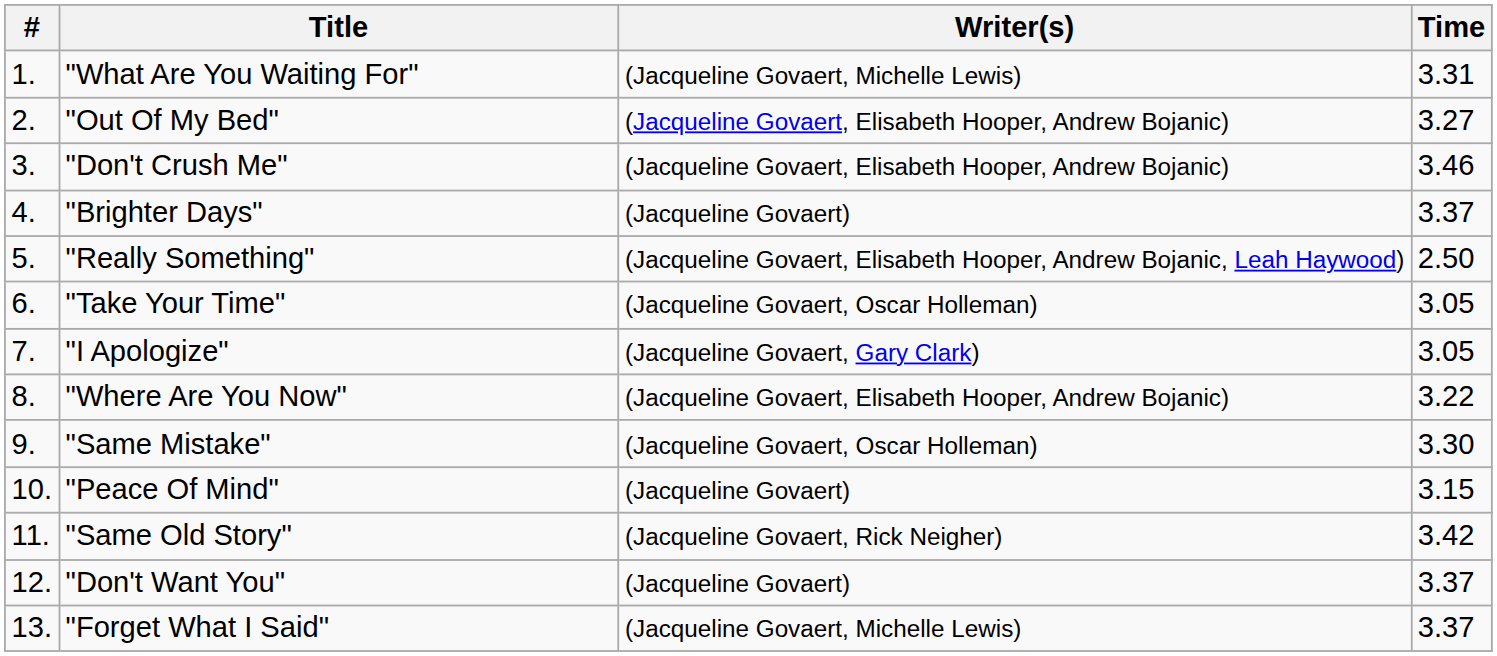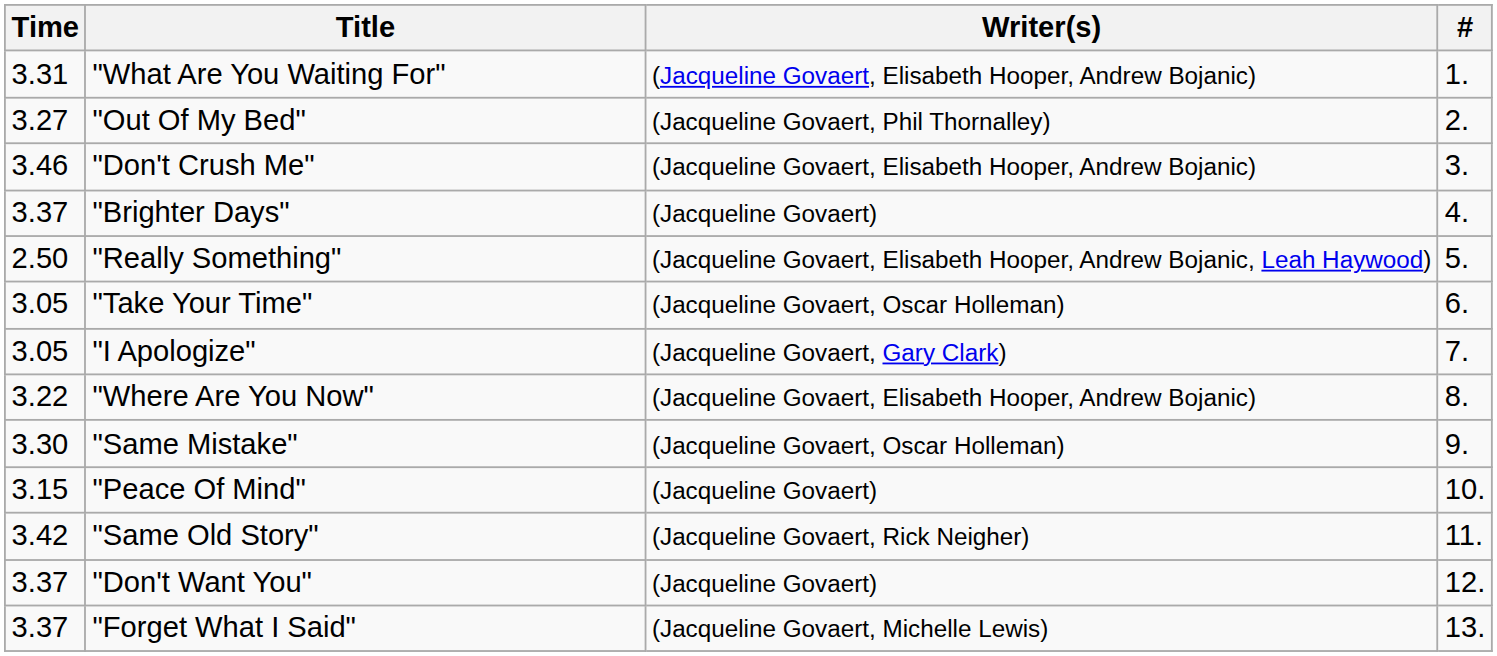columns swapped: (32, 27) <-> (1452, 27)
(823, 75) (Jacqueline Govaert, Michelle Lewis) -> (954, 75) (Jacqueline Govaert, Elisabeth Hooper, Andrew Bojanic)
(927, 121) (Jacqueline Govaert, Elisabeth Hooper, Andrew Bojanic) -> (851, 121) (Jacqueline Govaert, Phil Thornalley)
